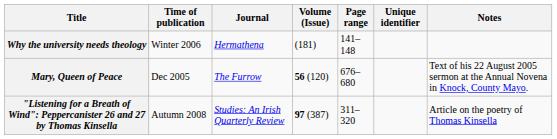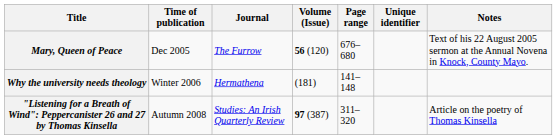rows swapped: (77, 77) <-> (77, 44)
